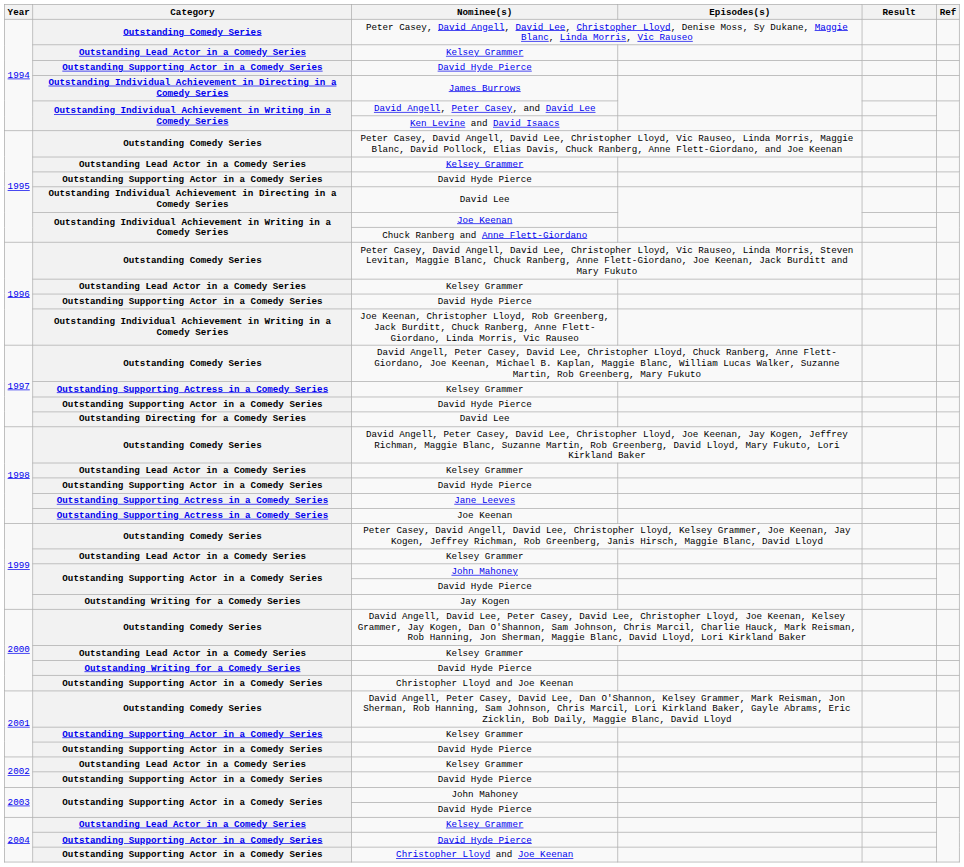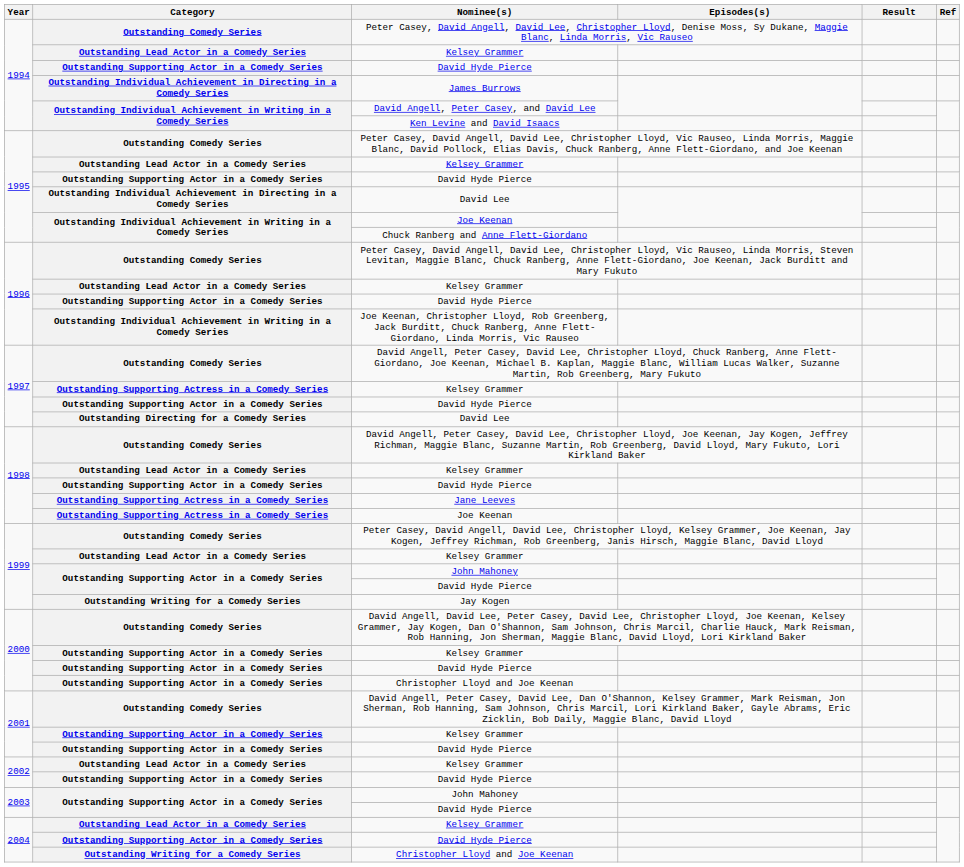(192, 653) Outstanding Lead Actor in a Comedy Series -> (192, 653) Outstanding Supporting Actor in a Comedy Series
(192, 668) Outstanding Writing for a Comedy Series -> (192, 668) Outstanding Supporting Actor in a Comedy Series
(192, 855) Outstanding Supporting Actor in a Comedy Series -> (192, 855) Outstanding Writing for a Comedy Series
